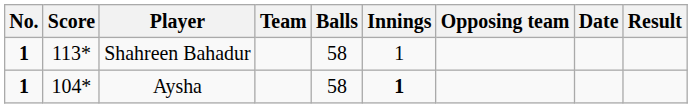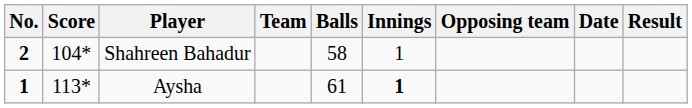(24, 53) 1 -> (24, 53) 2
(71, 53) 113* -> (71, 53) 104*
(71, 86) 104* -> (71, 86) 113*
(337, 86) 58 -> (337, 86) 61
